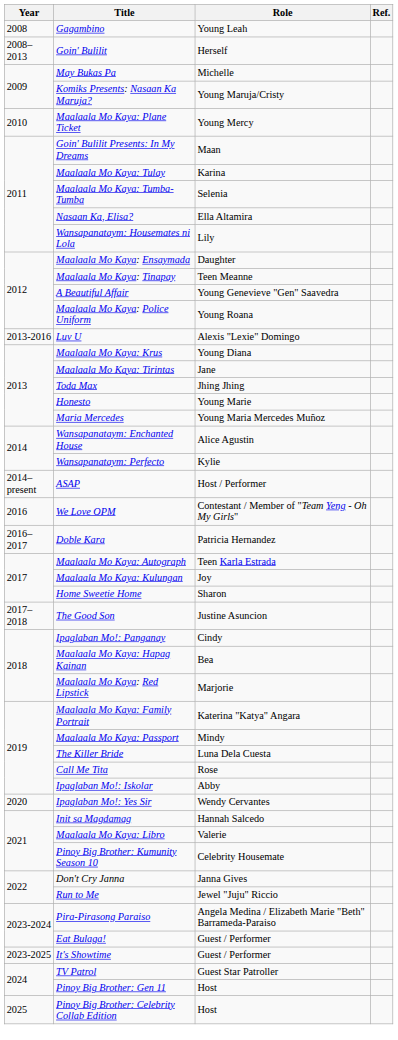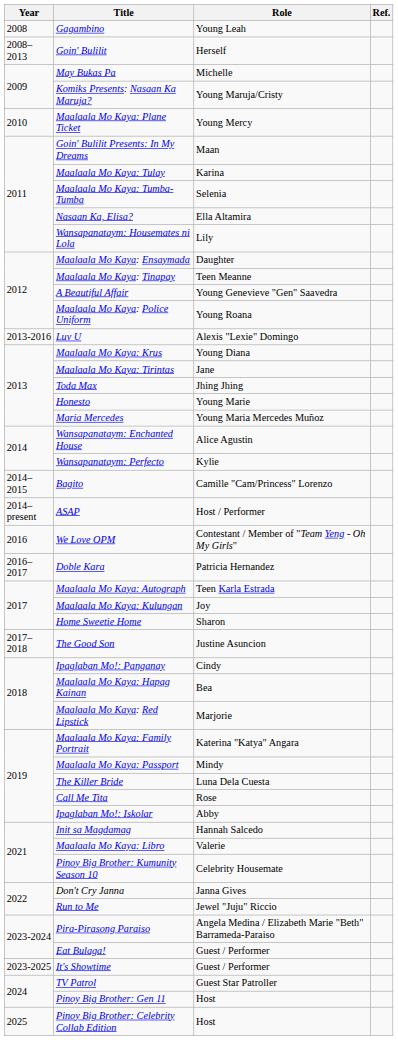+ row: (70, 484)
- row: (104, 802)
